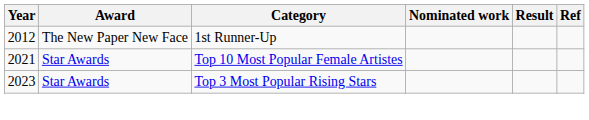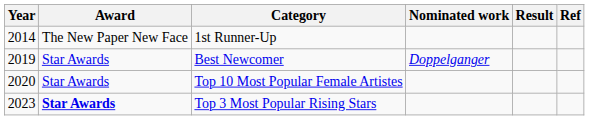(22, 37) 2012 -> (22, 37) 2014
+ row: (239, 59)
(22, 59) 2021 -> (22, 81) 2020
(75, 81) normal -> (79, 103) bold
